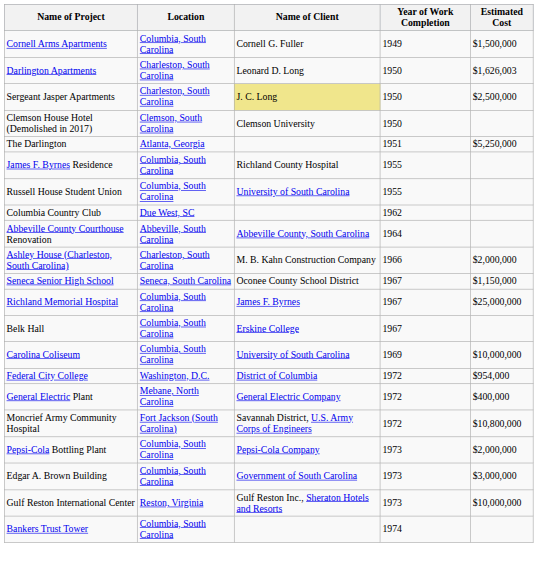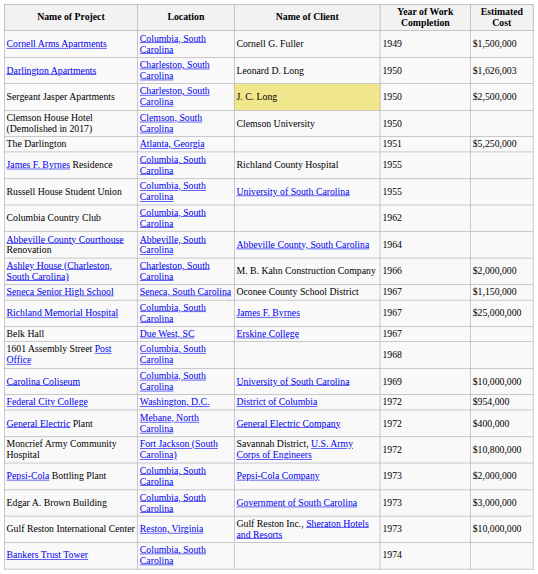(167, 212) Due West, SC -> (173, 218) Columbia, South Carolina
(173, 328) Columbia, South Carolina -> (167, 334) Due West, SC
+ row: (59, 355)
